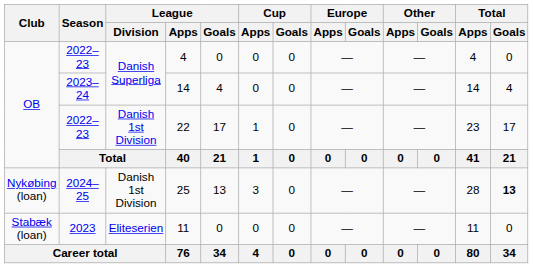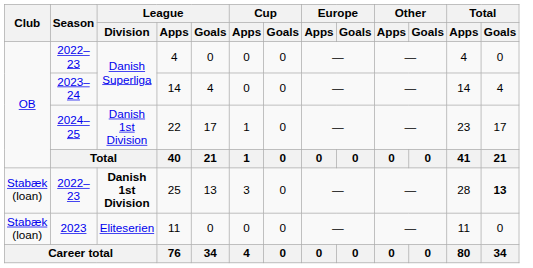(83, 127) 2022–23 -> (73, 127) 2024–25
(32, 190) Nykøbing (loan) -> (27, 190) Stabæk (loan)
(83, 190) 2024–25 -> (73, 190) 2022–23
(136, 190) normal -> (127, 190) bold
